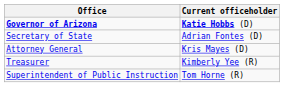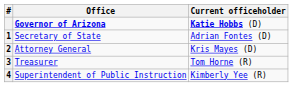+ column: (9, 11)
(220, 62) Kimberly Yee (R) -> (221, 62) Tom Horne (R)
(213, 75) Tom Horne (R) -> (229, 75) Kimberly Yee (R)
